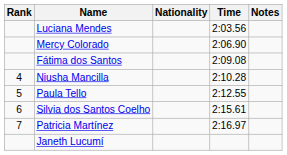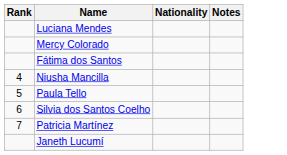- column: (229, 12)
